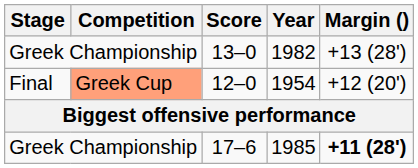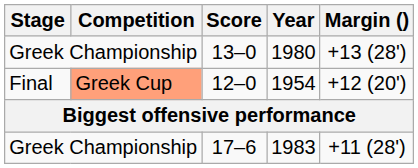(293, 52) 1982 -> (293, 52) 1980
(293, 147) 1985 -> (293, 147) 1983
(367, 147) bold -> (367, 147) normal
